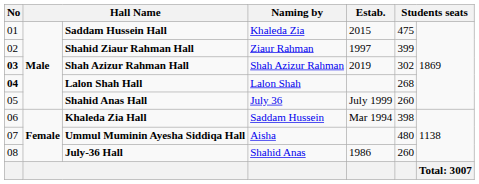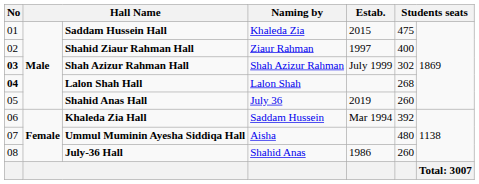(406, 48) 399 -> (406, 48) 400
(360, 65) 2019 -> (371, 65) July 1999
(371, 100) July 1999 -> (360, 100) 2019
(406, 118) 398 -> (406, 118) 392
